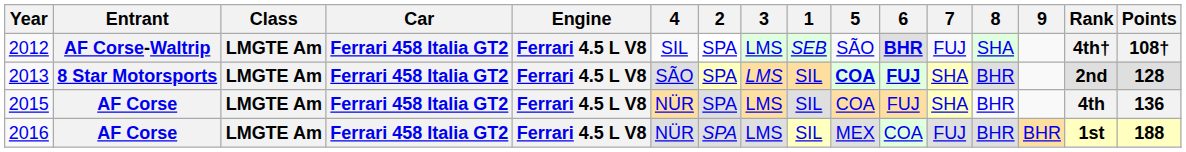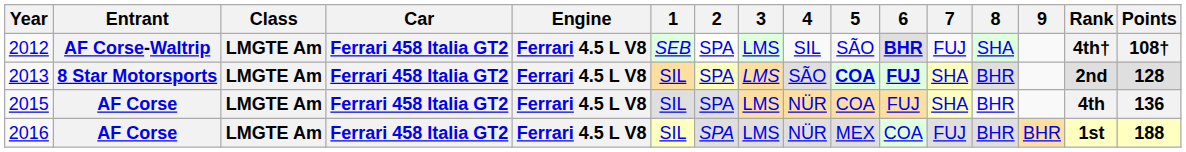columns swapped: (809, 19) <-> (674, 19)
